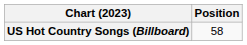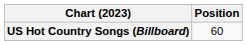(217, 31) 58 -> (217, 31) 60
